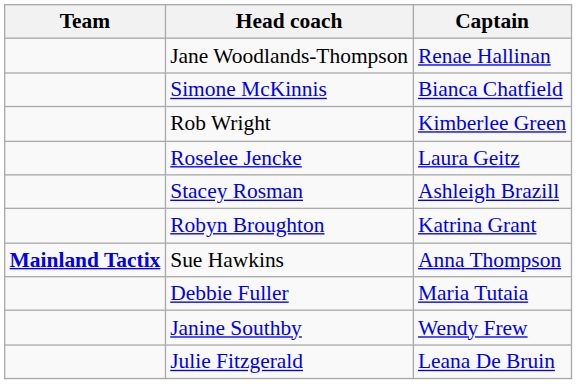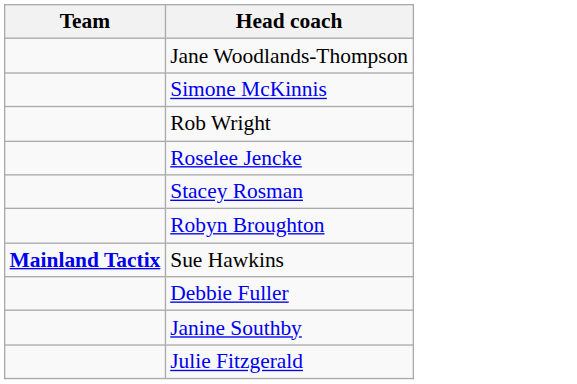- column: (492, 21)
